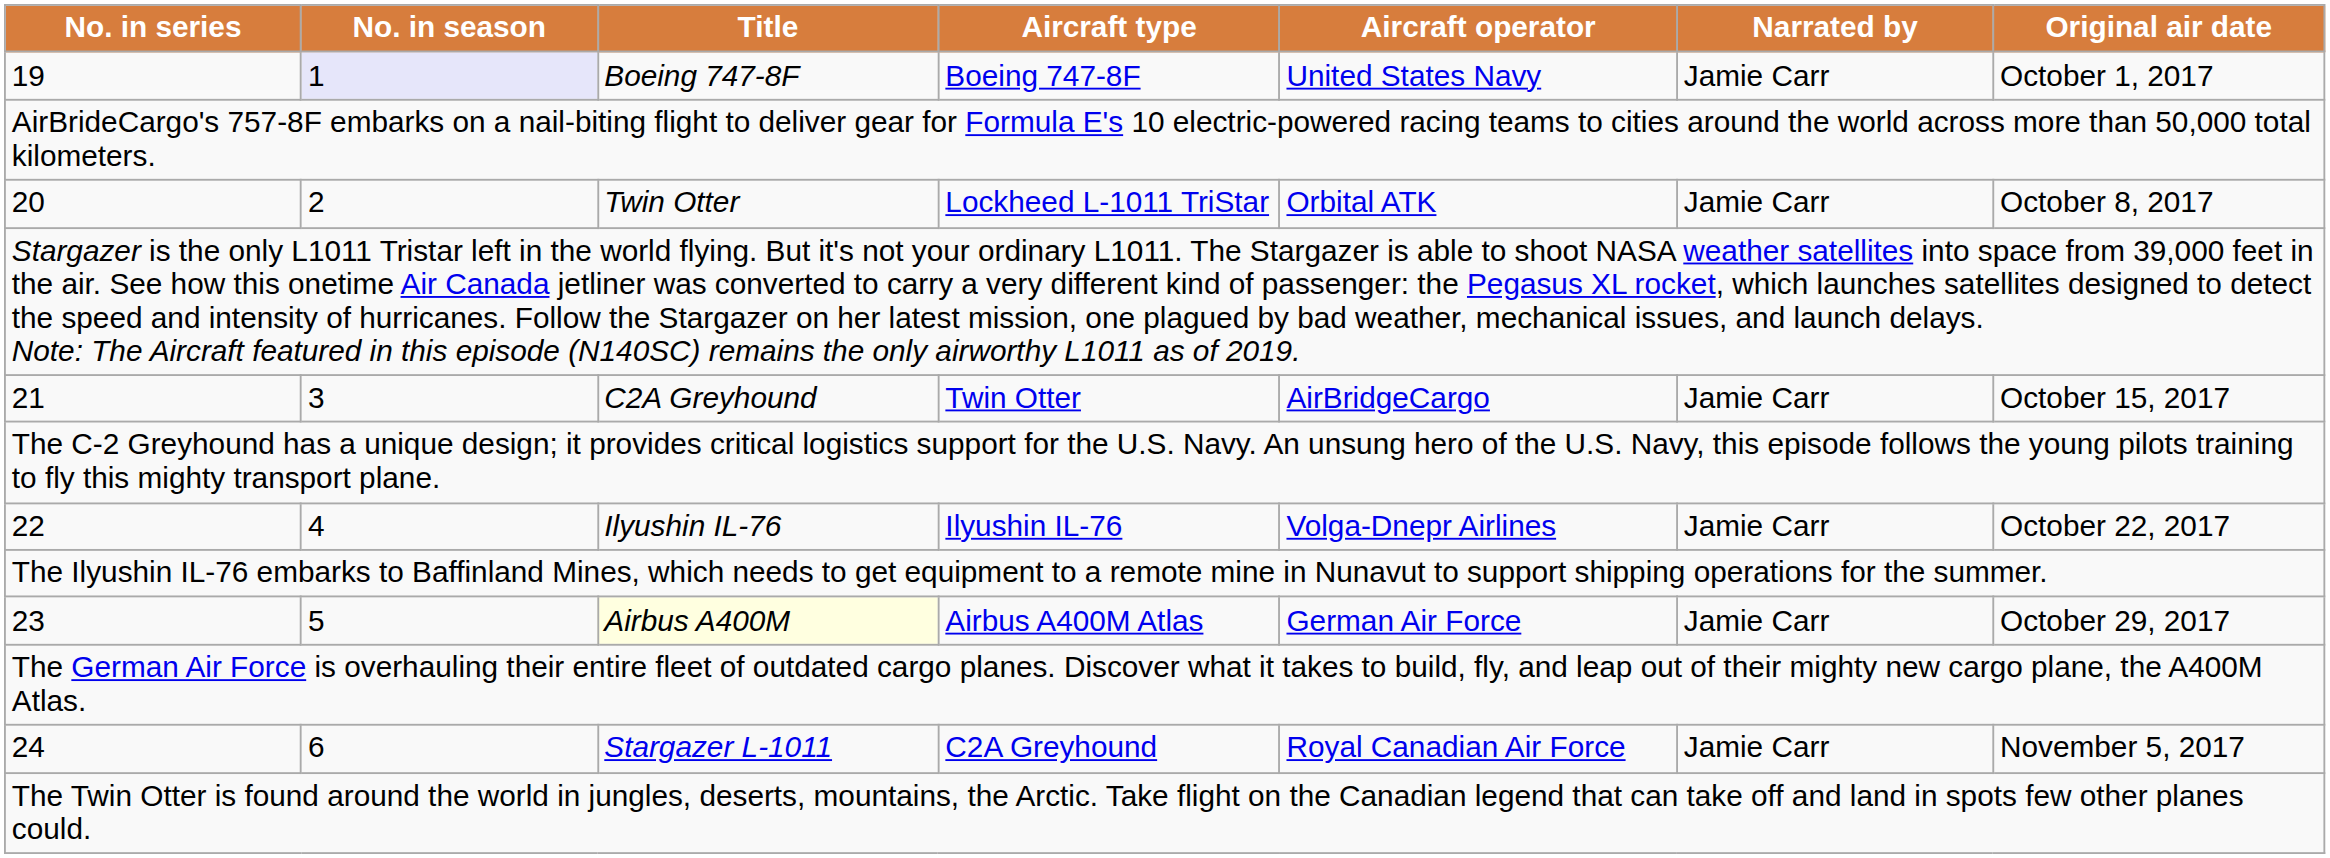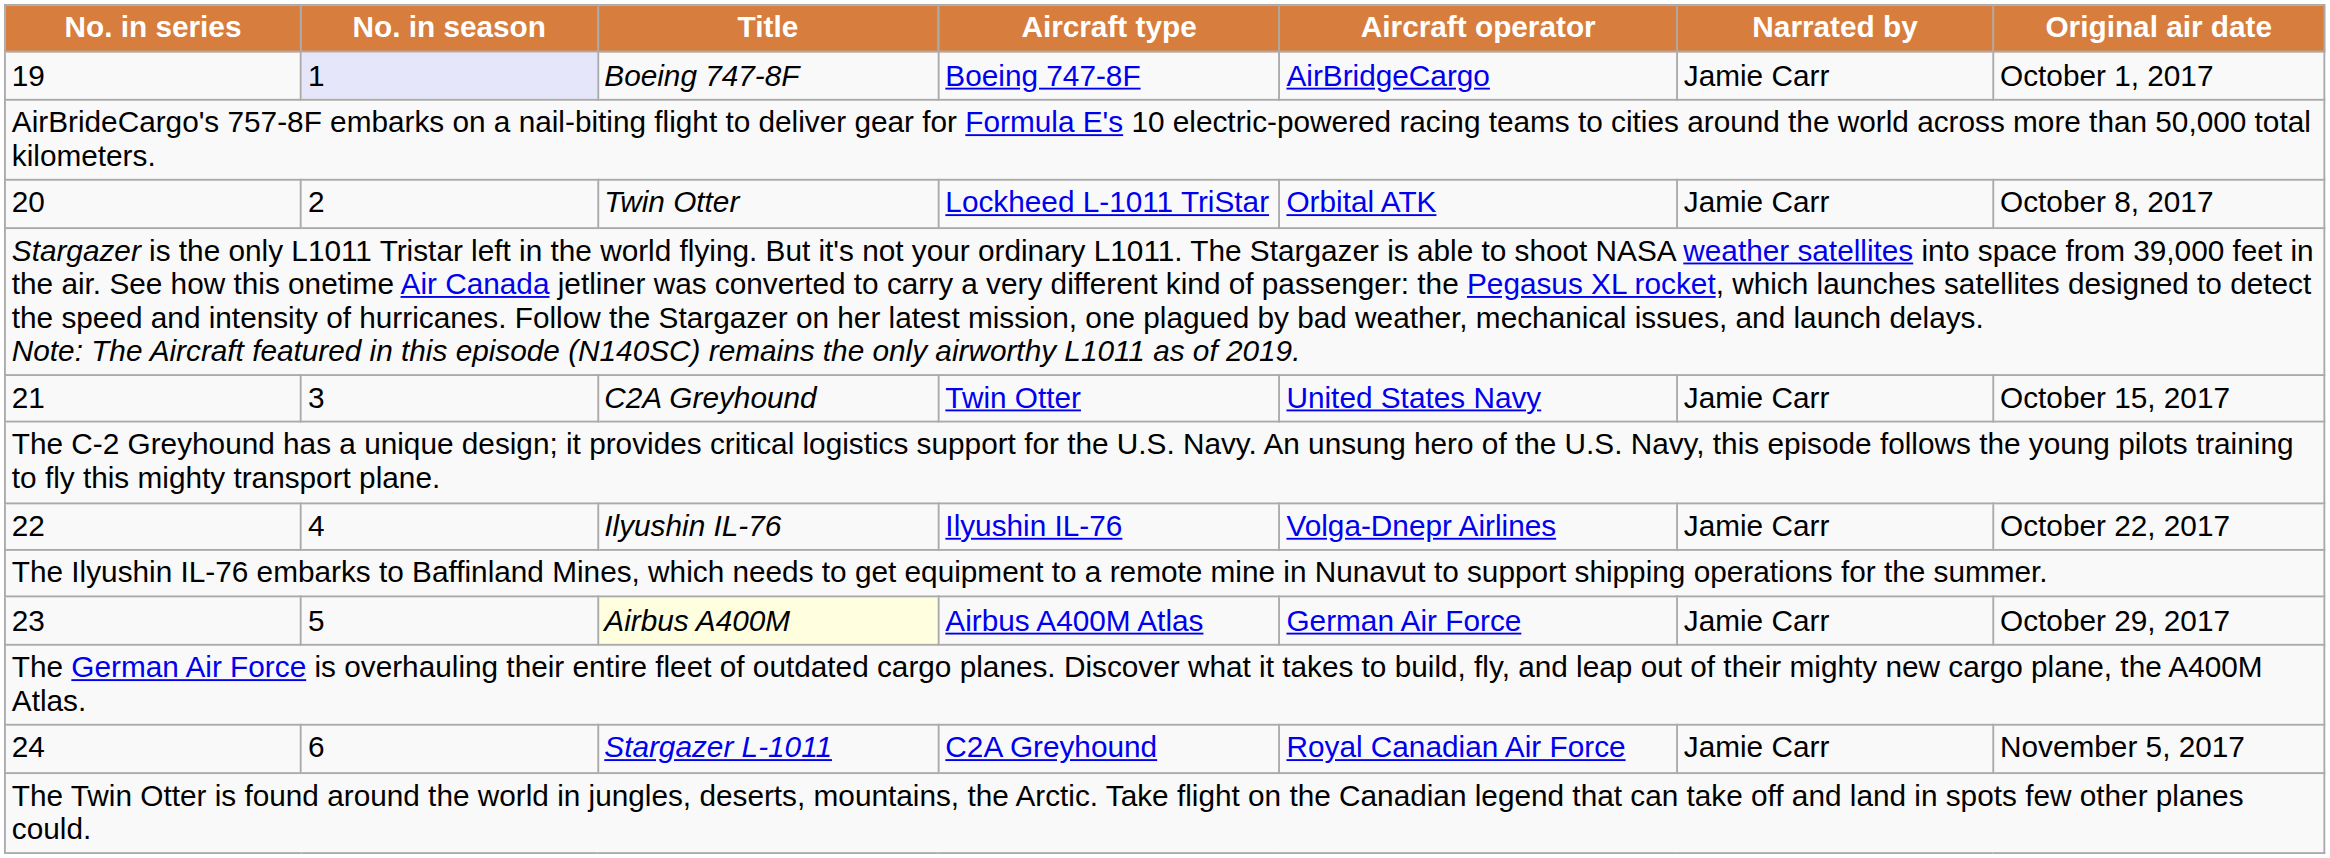(1414, 75) United States Navy -> (1388, 75) AirBridgeCargo
(1388, 398) AirBridgeCargo -> (1414, 398) United States Navy
